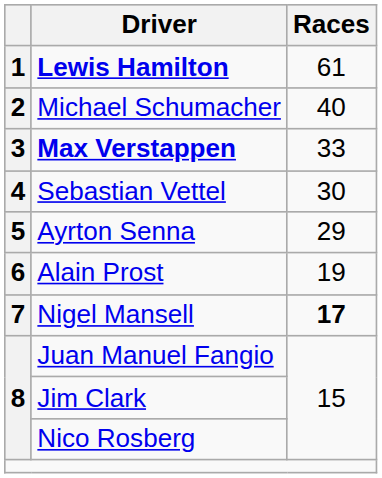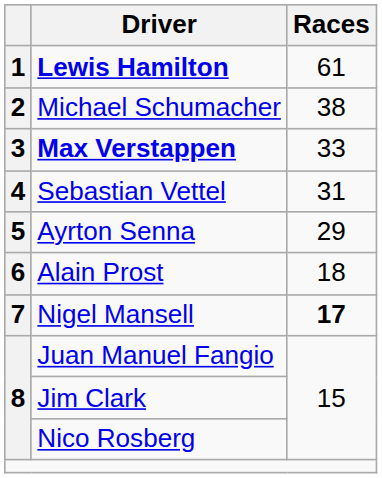(331, 107) 40 -> (331, 107) 38
(331, 190) 30 -> (331, 190) 31
(331, 273) 19 -> (331, 273) 18
